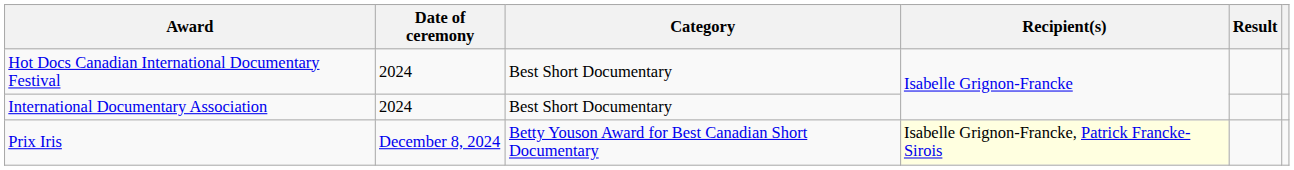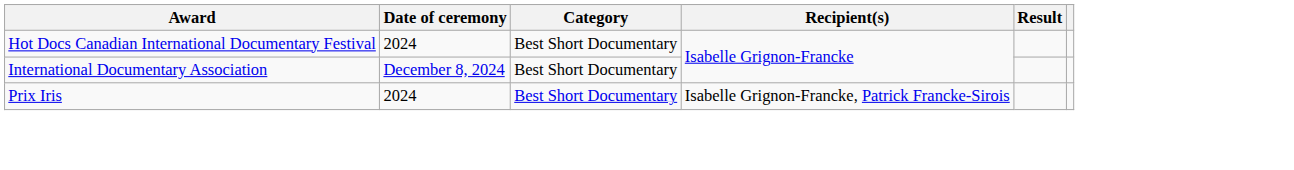(395, 106) 2024 -> (444, 69) December 8, 2024
(440, 142) December 8, 2024 -> (400, 95) 2024
(658, 142) Betty Youson Award for Best Canadian Short Documentary -> (596, 95) Best Short Documentary
(1047, 142) lightyellow background -> (847, 95) no background
